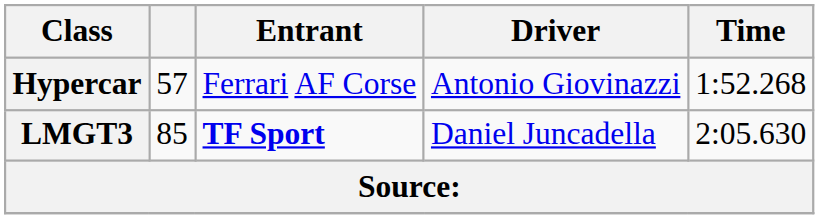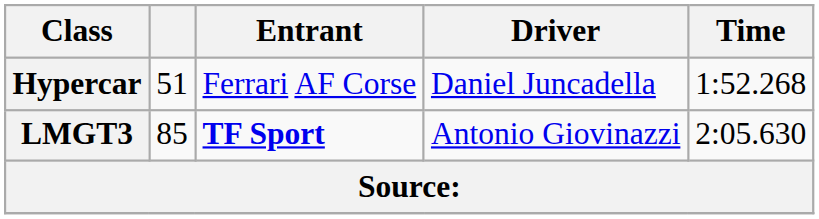(172, 82) 57 -> (172, 82) 51
(556, 82) Antonio Giovinazzi -> (543, 82) Daniel Juncadella
(543, 134) Daniel Juncadella -> (556, 134) Antonio Giovinazzi
